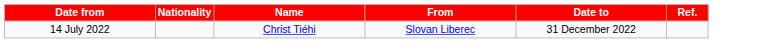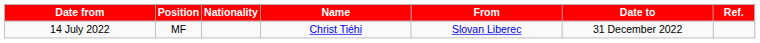+ column: (178, 13)
